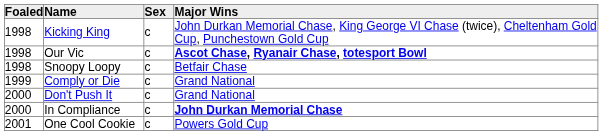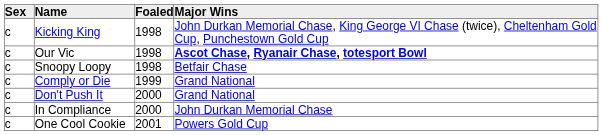columns swapped: (24, 11) <-> (155, 11)
(258, 109) bold -> (253, 109) normal
